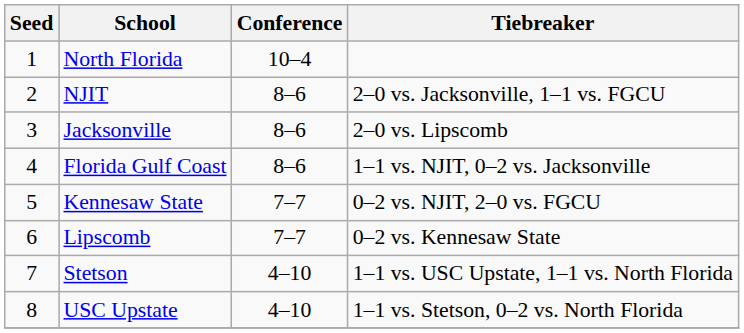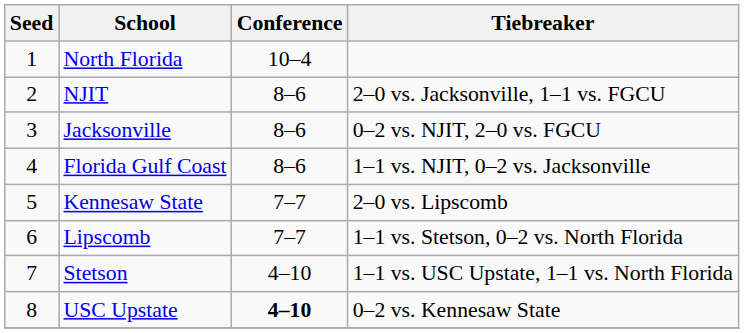(430, 130) 2–0 vs. Lipscomb -> (477, 130) 0–2 vs. NJIT, 2–0 vs. FGCU
(477, 202) 0–2 vs. NJIT, 2–0 vs. FGCU -> (430, 202) 2–0 vs. Lipscomb
(457, 237) 0–2 vs. Kennesaw State -> (518, 237) 1–1 vs. Stetson, 0–2 vs. North Florida
(290, 309) normal -> (290, 309) bold
(518, 309) 1–1 vs. Stetson, 0–2 vs. North Florida -> (457, 309) 0–2 vs. Kennesaw State
